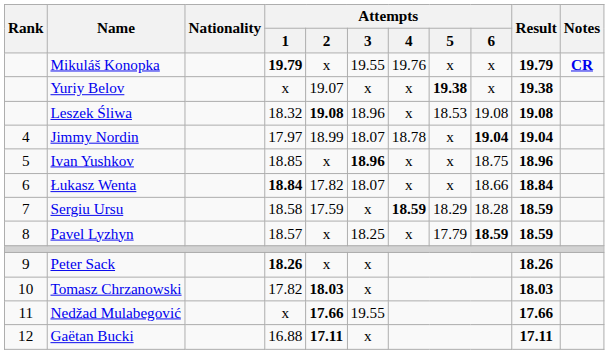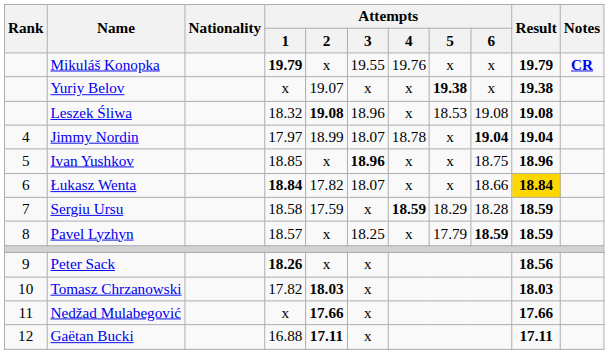(536, 185) no background -> (536, 185) gold background
(536, 264) 18.26 -> (536, 264) 18.56
(368, 312) 19.55 -> (368, 312) x
